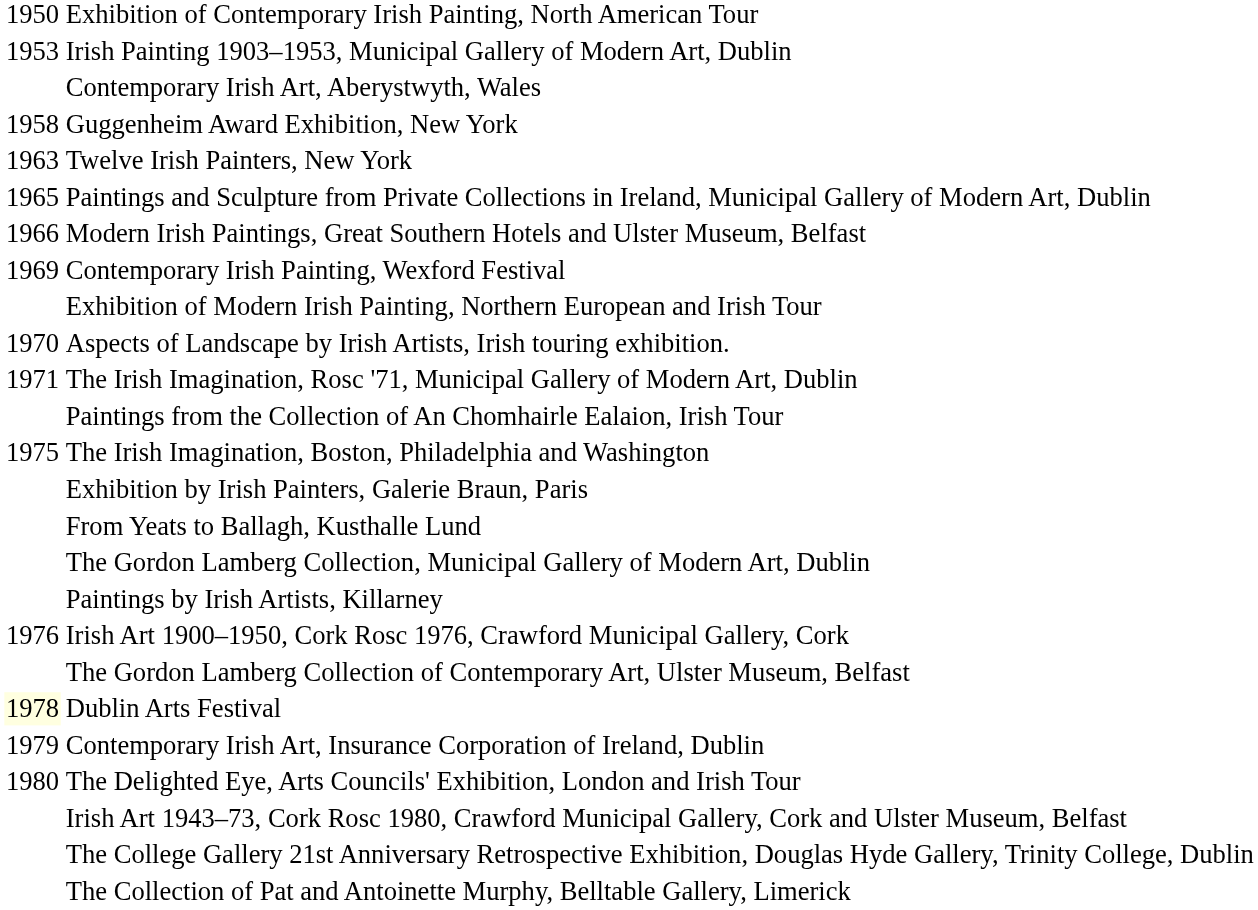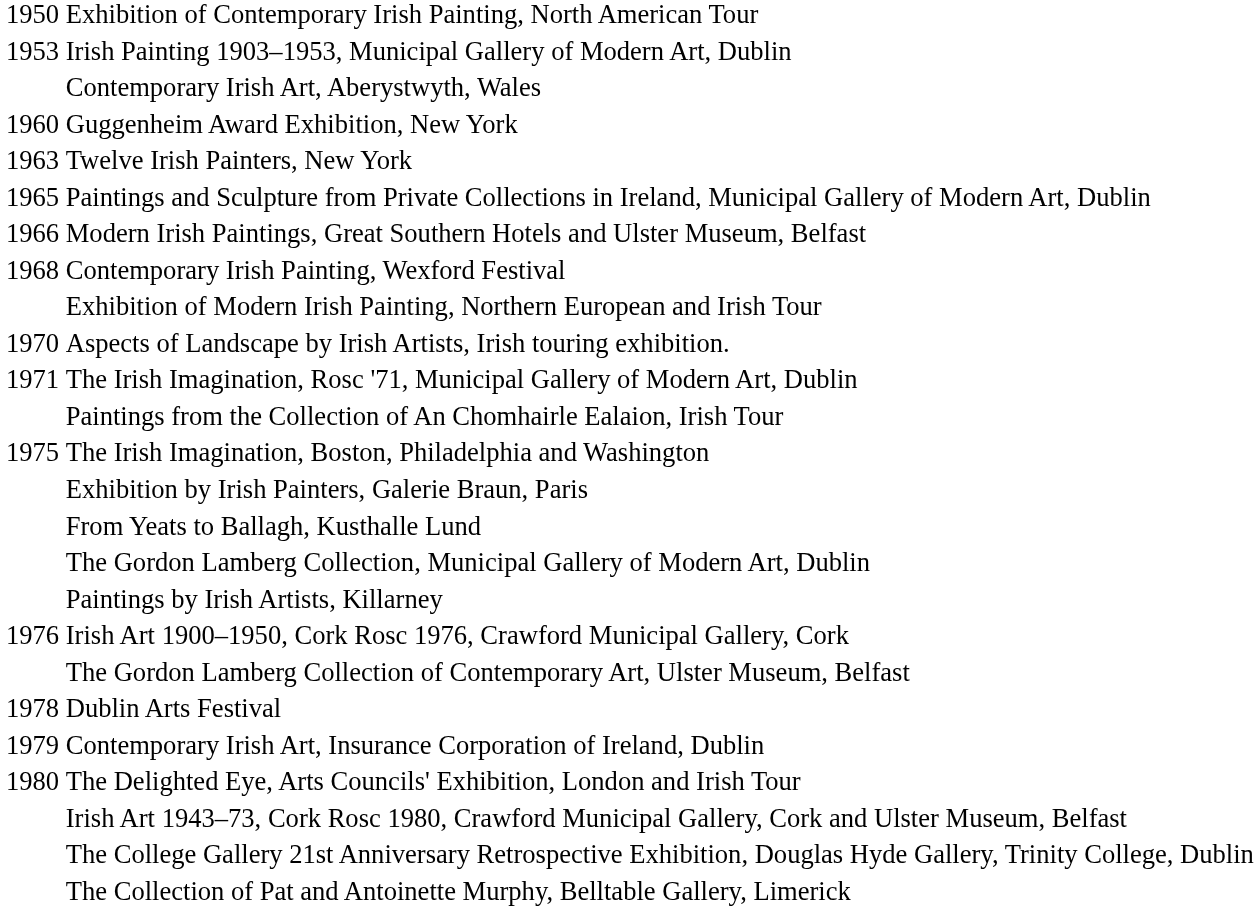(33, 124) 1958 -> (33, 124) 1960
(33, 270) 1969 -> (33, 270) 1968
(33, 708) lightyellow background -> (33, 708) no background
